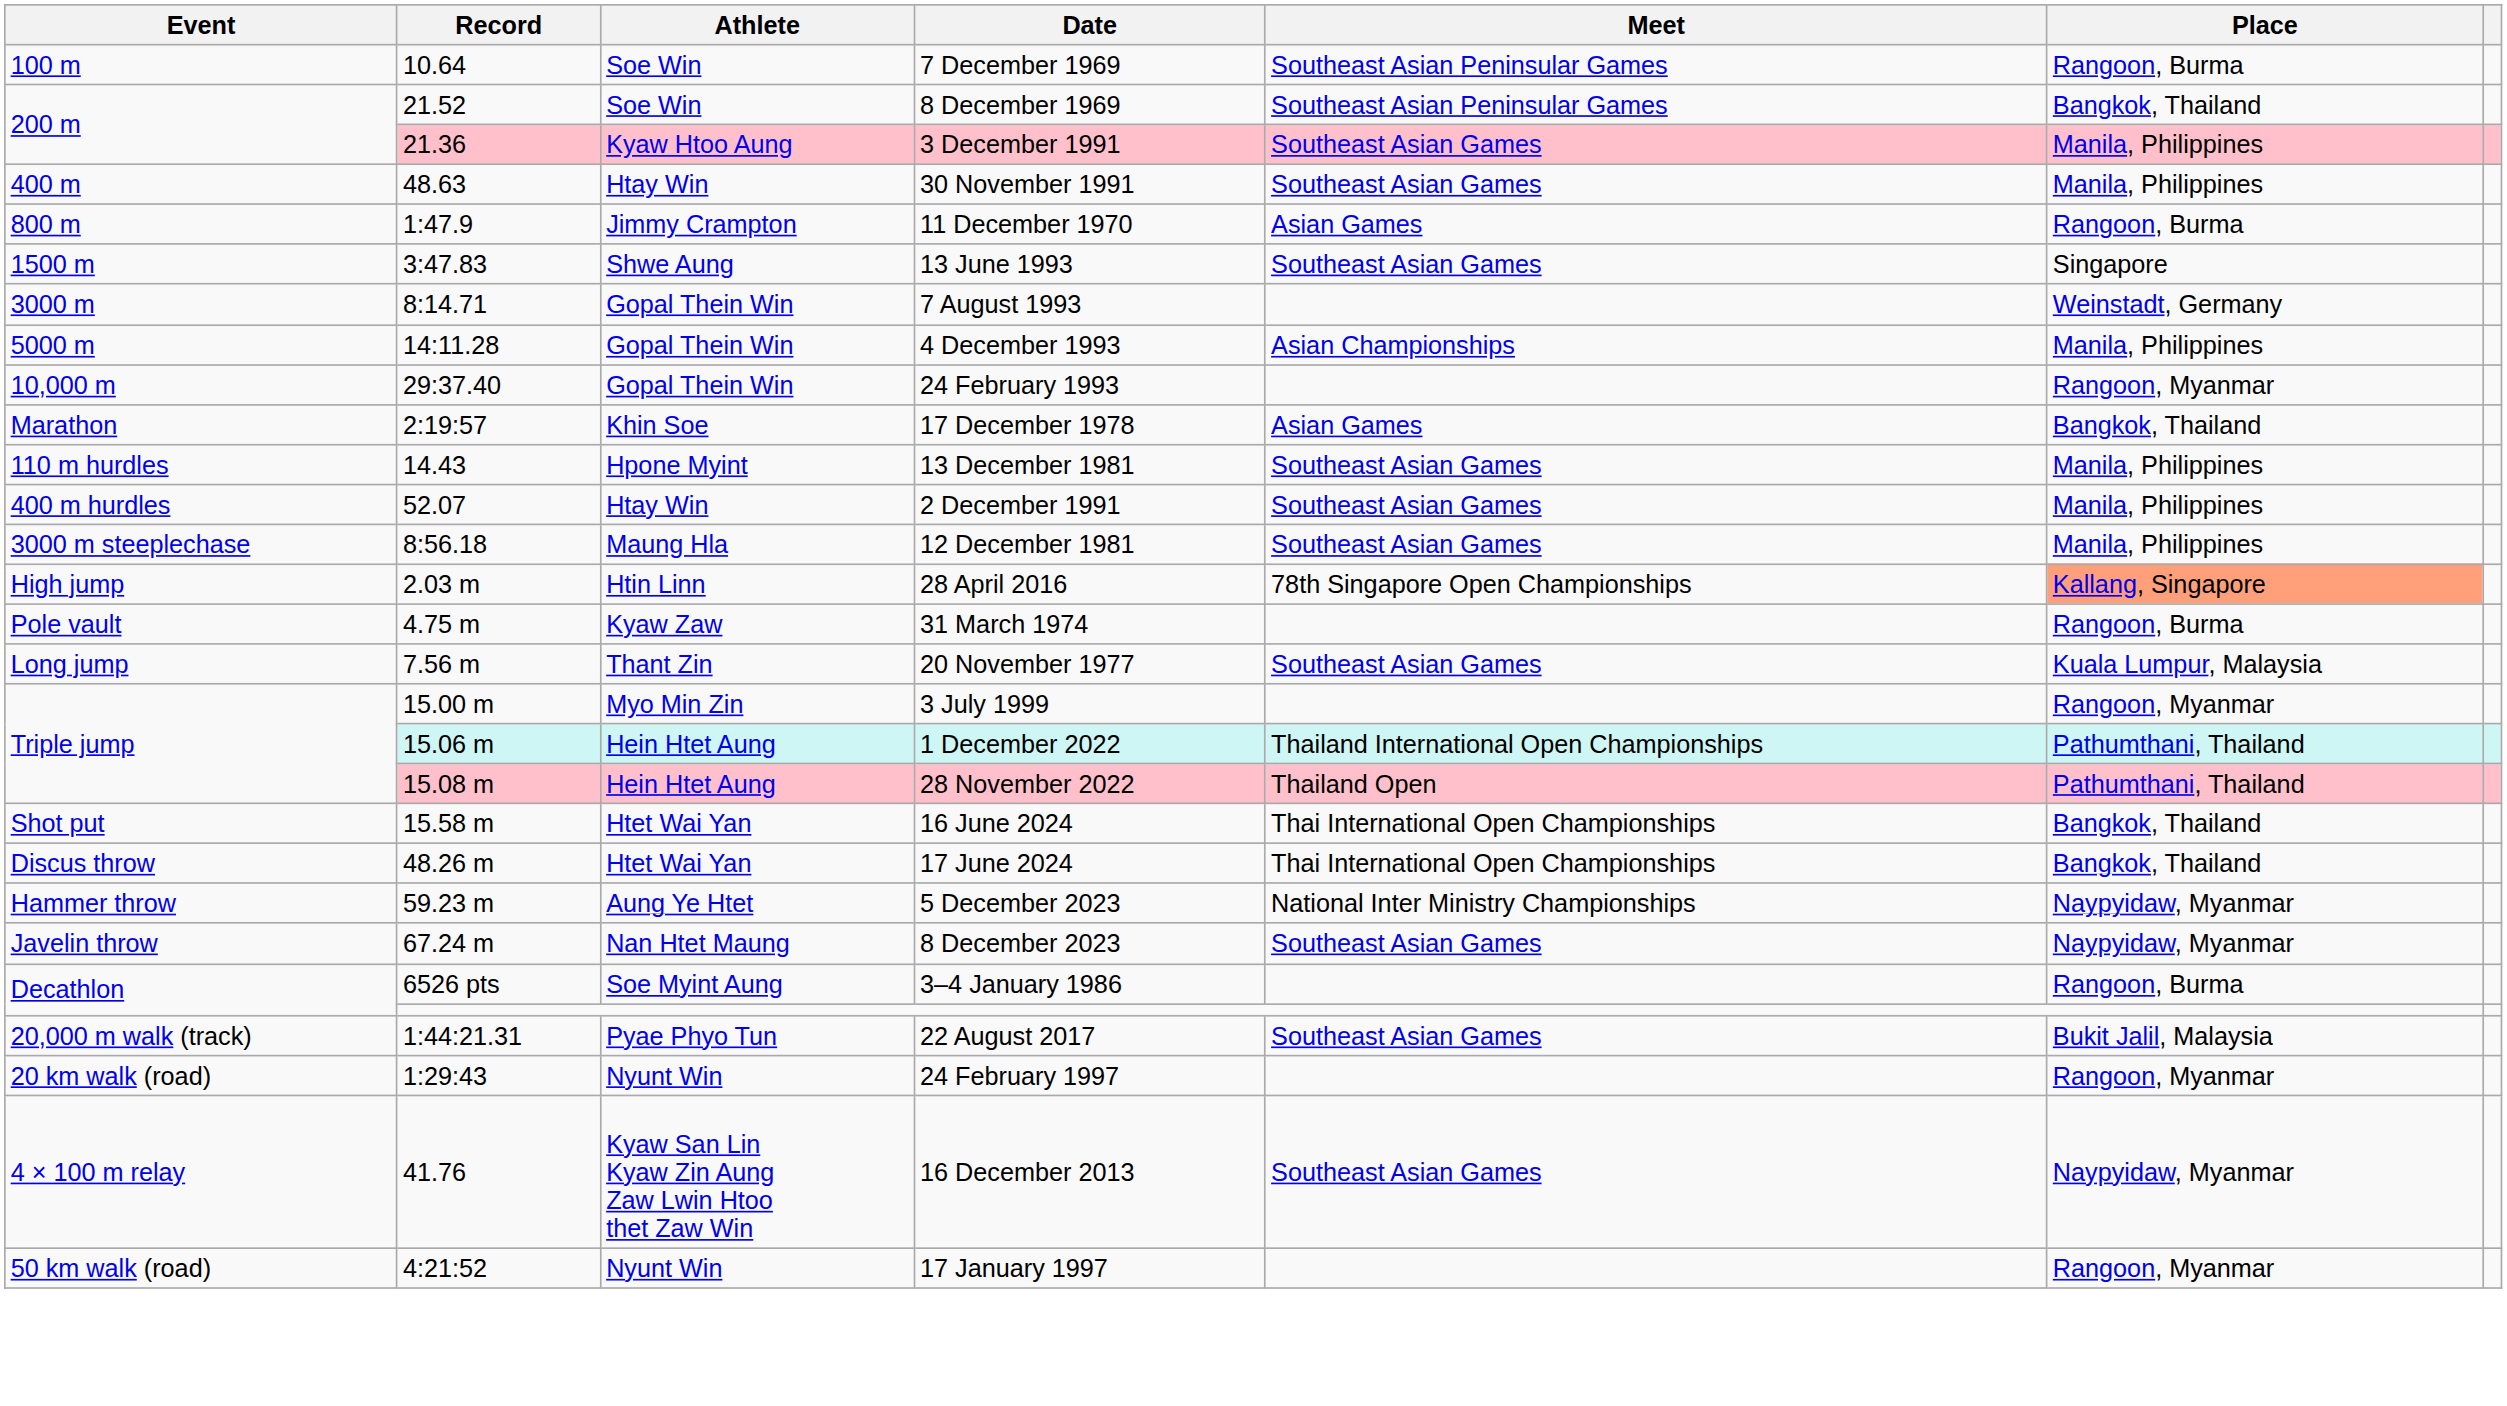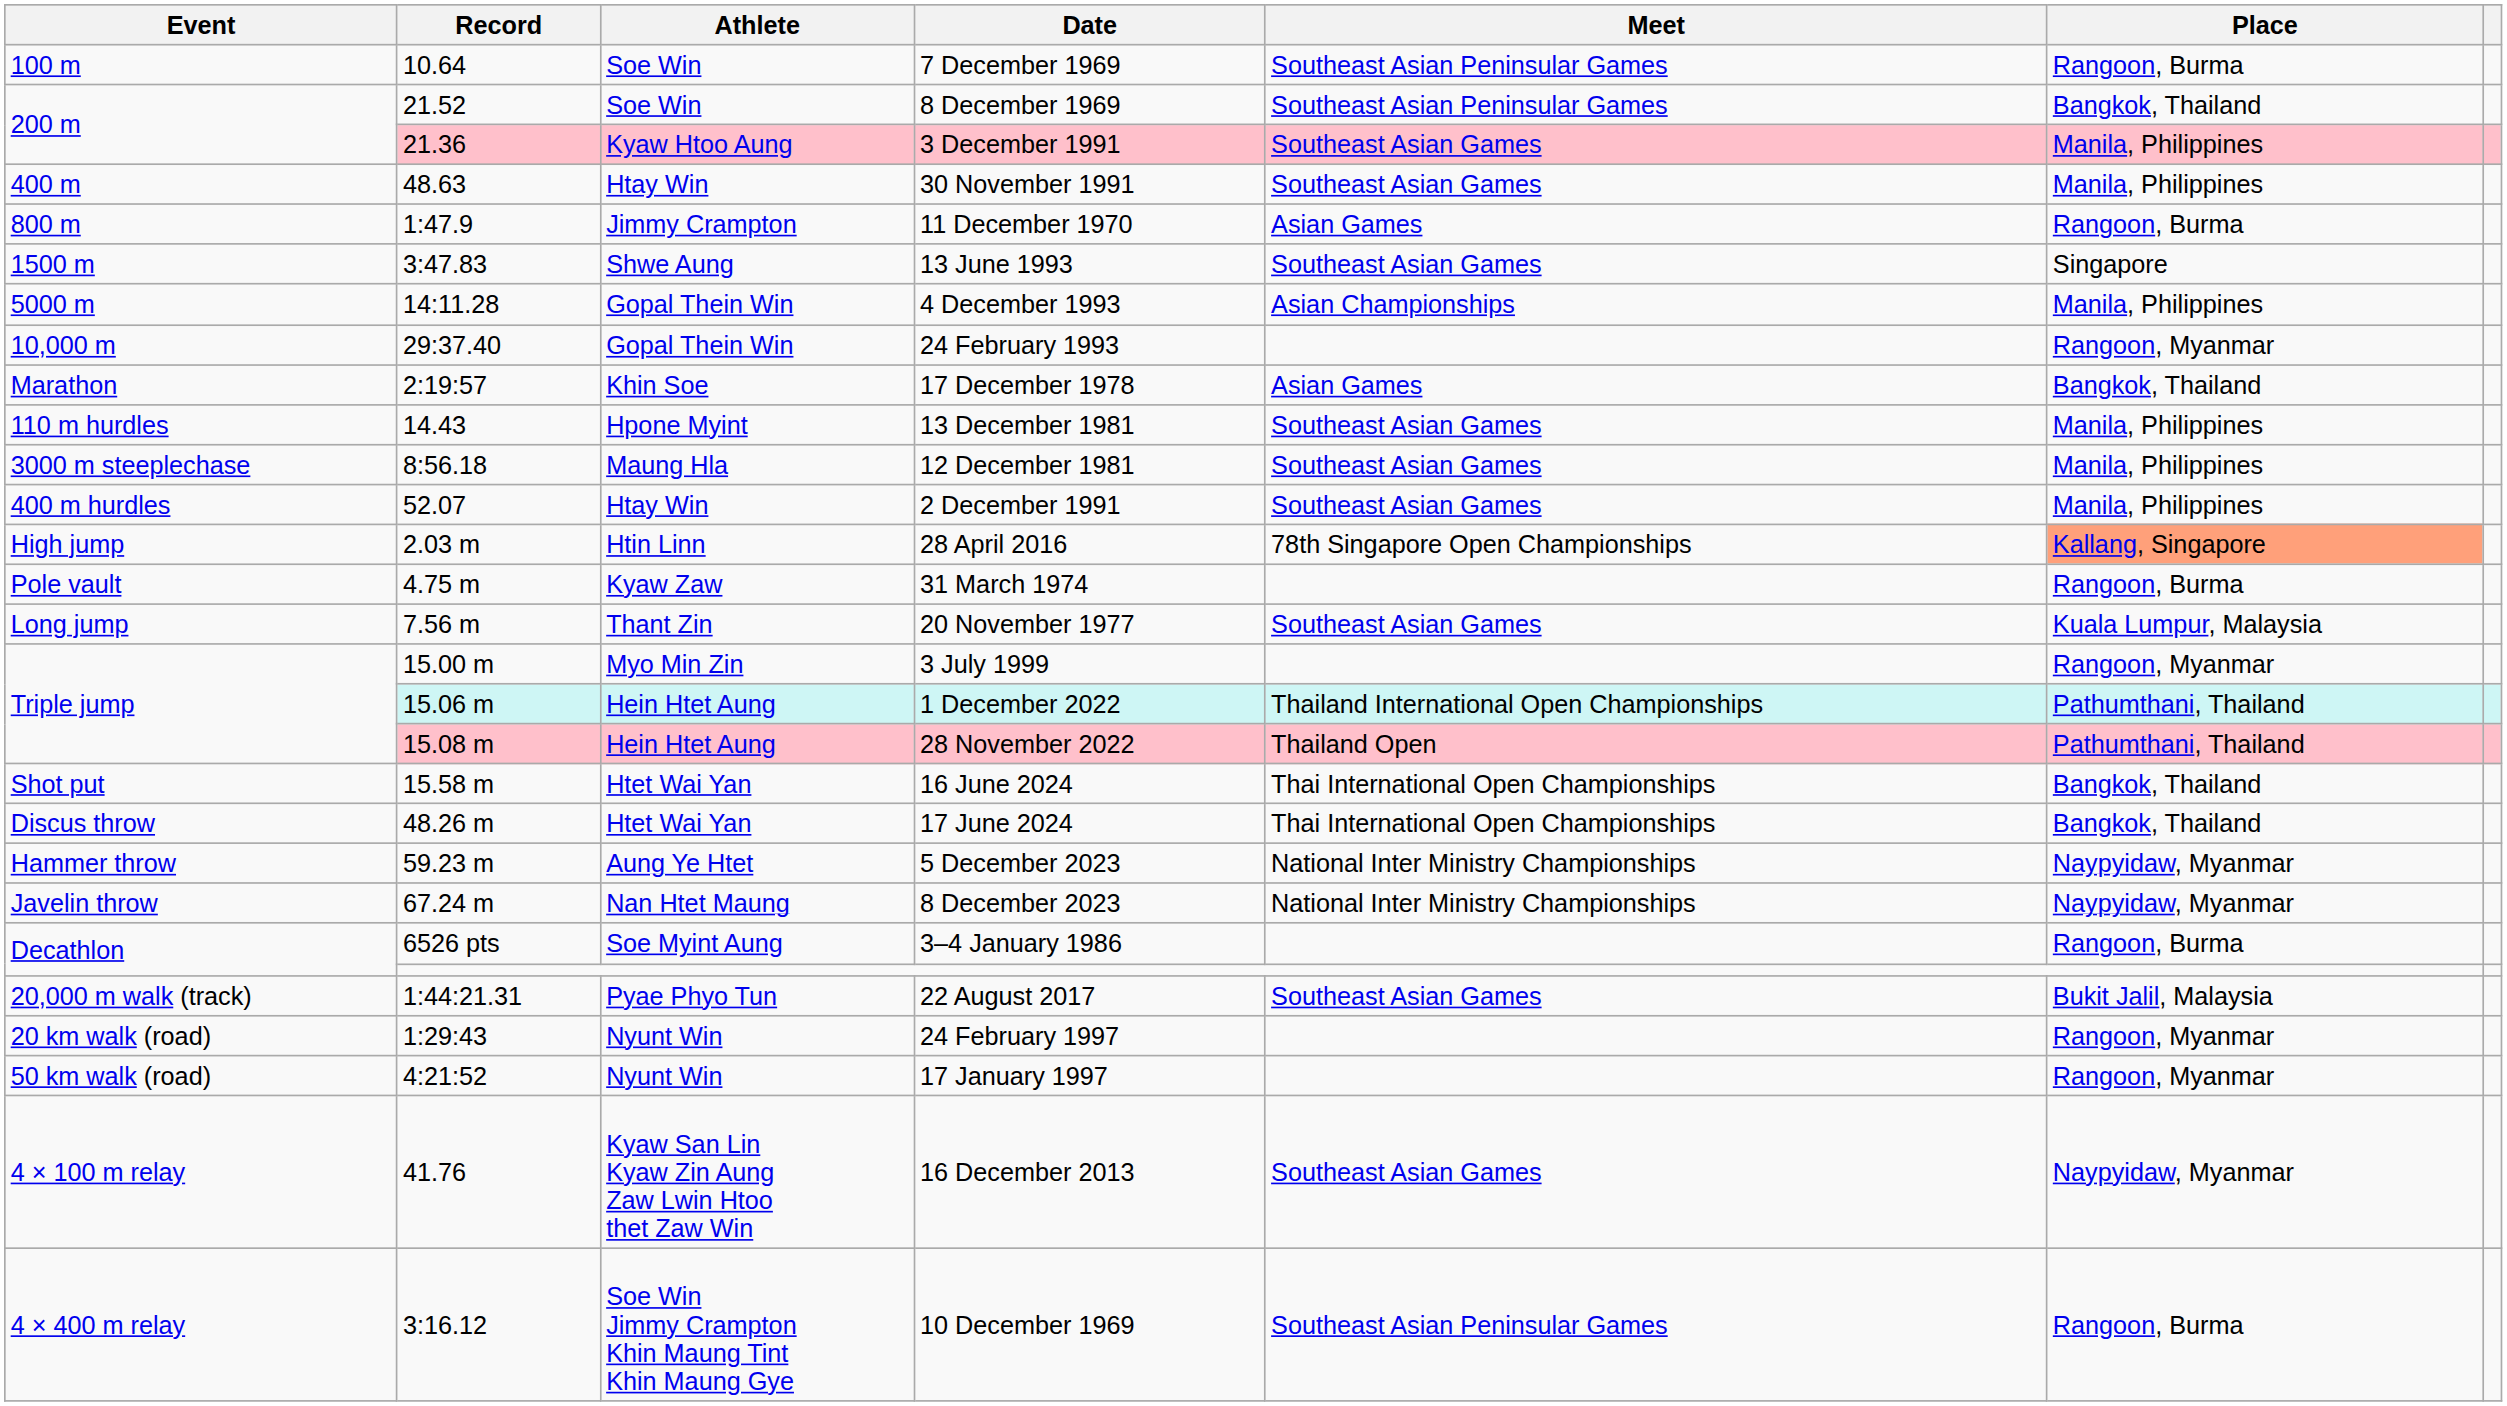- row: (1001, 305)
rows swapped: (1020, 504) <-> (1027, 544)
(1406, 944) Southeast Asian Games -> (1483, 904) National Inter Ministry Championships
rows swapped: (1014, 1268) <-> (1027, 1172)
+ row: (1027, 1324)
